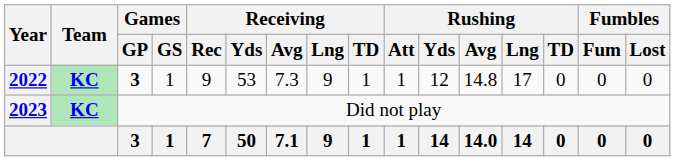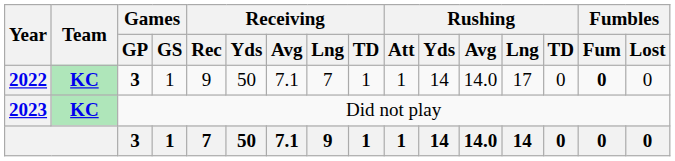(246, 79) 53 -> (246, 79) 50
(287, 79) 7.3 -> (287, 79) 7.1
(328, 79) 9 -> (328, 79) 7
(439, 79) 12 -> (439, 79) 14
(481, 79) 14.8 -> (481, 79) 14.0
(602, 79) normal -> (602, 79) bold
